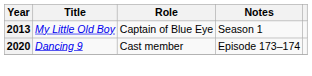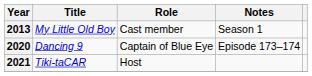(166, 29) Captain of Blue Eye -> (151, 29) Cast member
(151, 46) Cast member -> (166, 46) Captain of Blue Eye
+ row: (19, 63)
